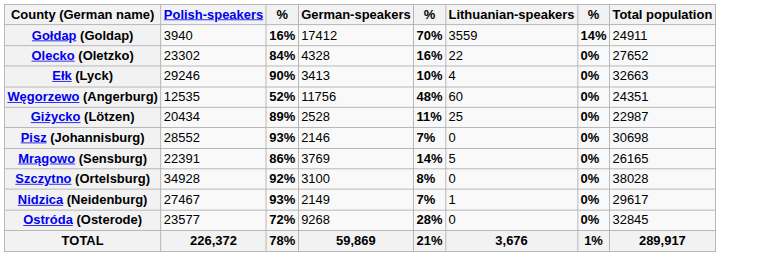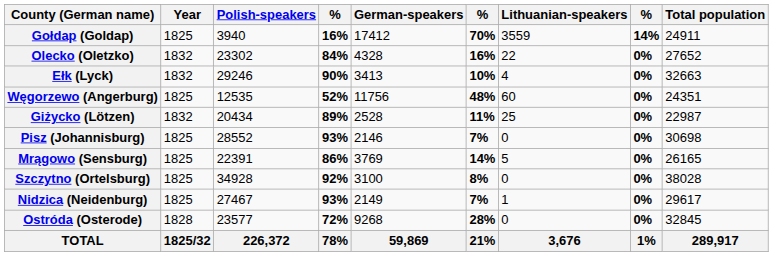+ column: (187, 14)
